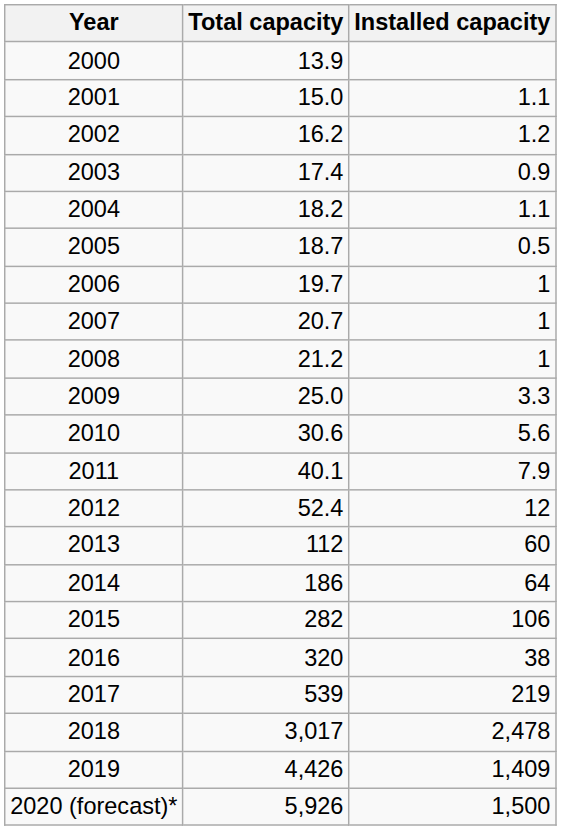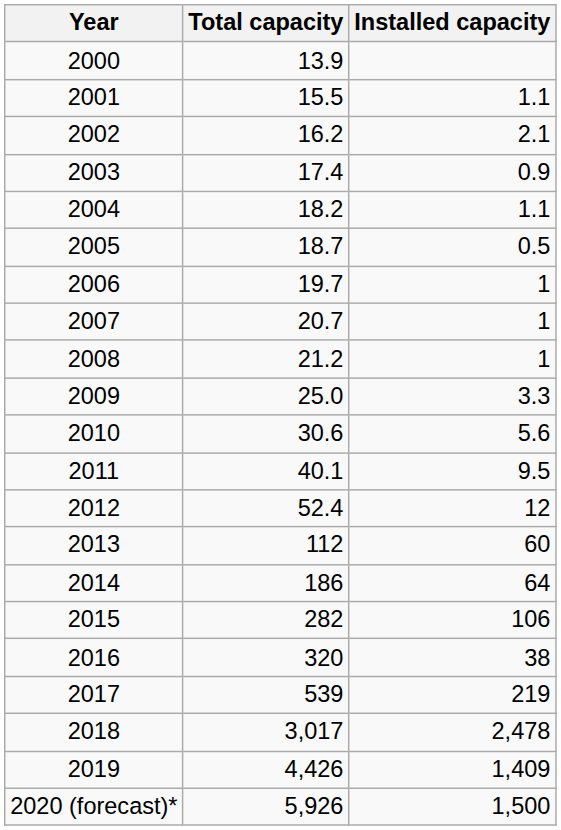(321, 97) 15.0 -> (321, 97) 15.5
(534, 135) 1.2 -> (534, 135) 2.1
(534, 470) 7.9 -> (534, 470) 9.5
